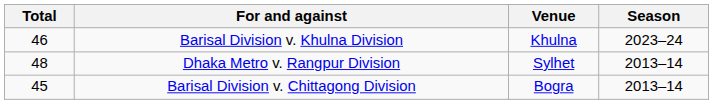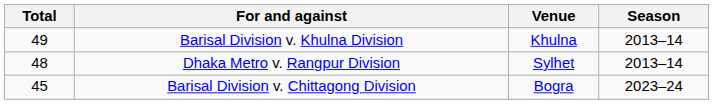(40, 39) 46 -> (40, 39) 49
(654, 39) 2023–24 -> (654, 39) 2013–14
(654, 87) 2013–14 -> (654, 87) 2023–24
